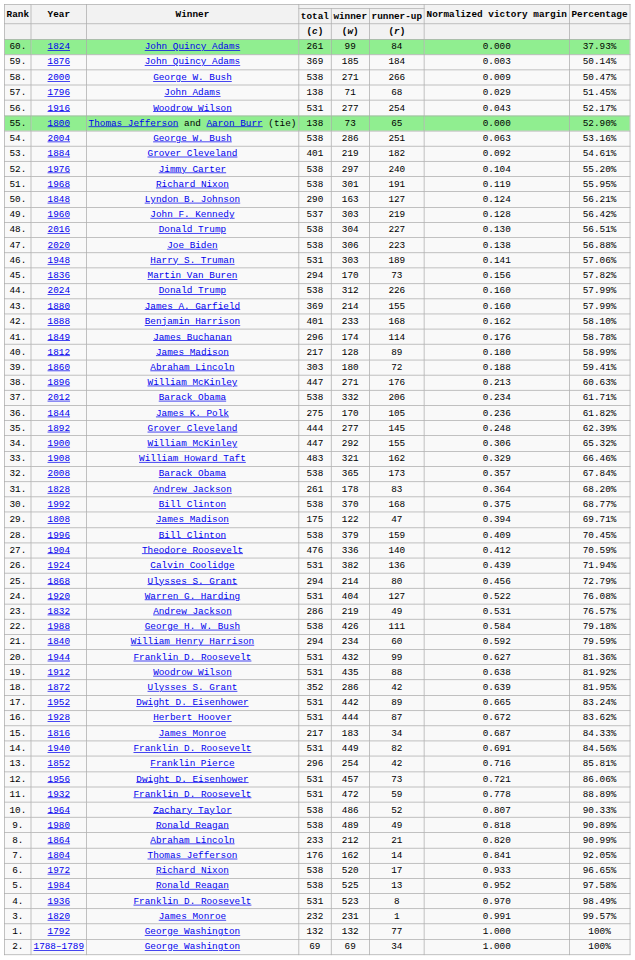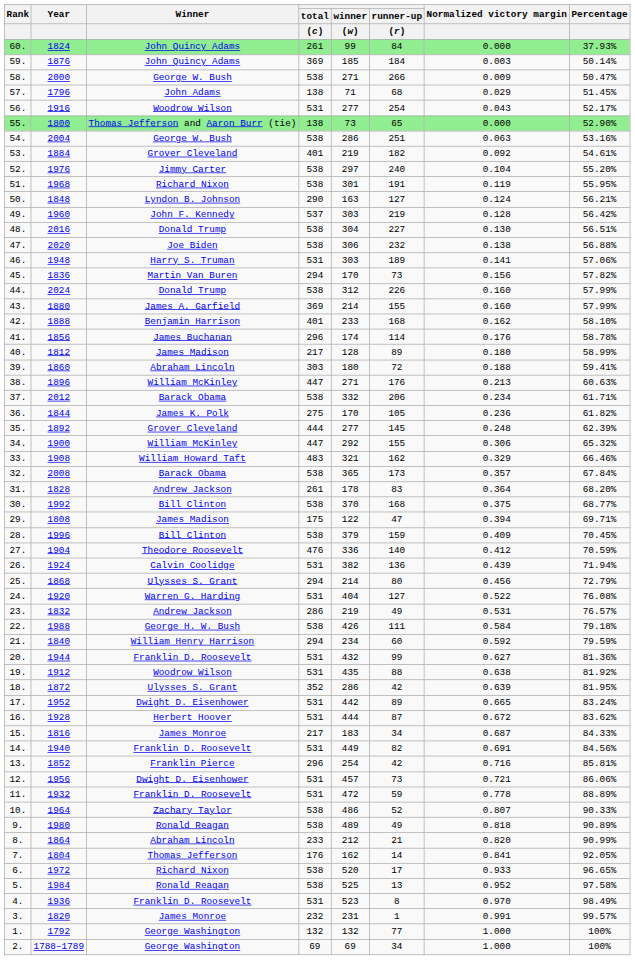(397, 245) 223 -> (397, 245) 232
(59, 337) 1849 -> (59, 337) 1856
